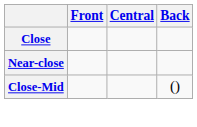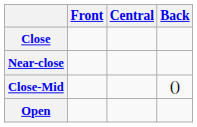+ row: (36, 111)
